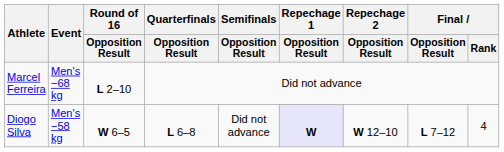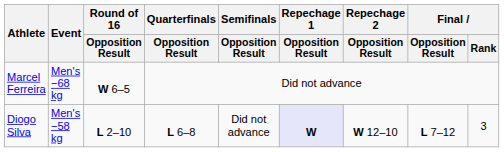(114, 90) L 2–10 -> (114, 90) W 6–5
(114, 132) W 6–5 -> (114, 132) L 2–10
(483, 126) 4 -> (483, 126) 3
